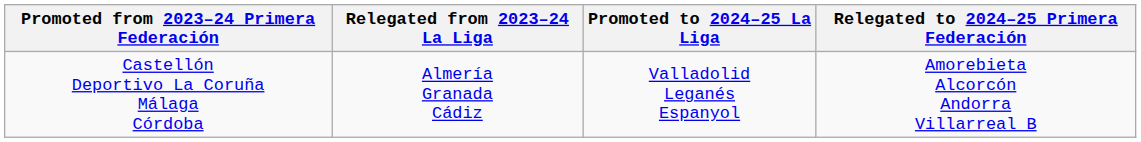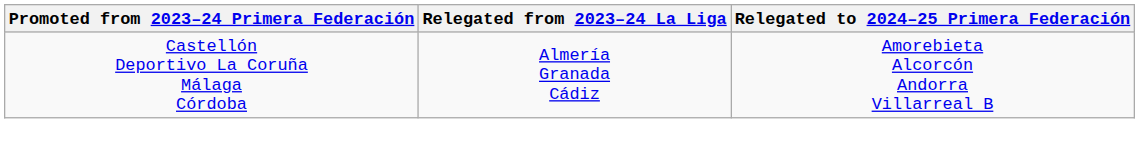- column: (700, 28)
